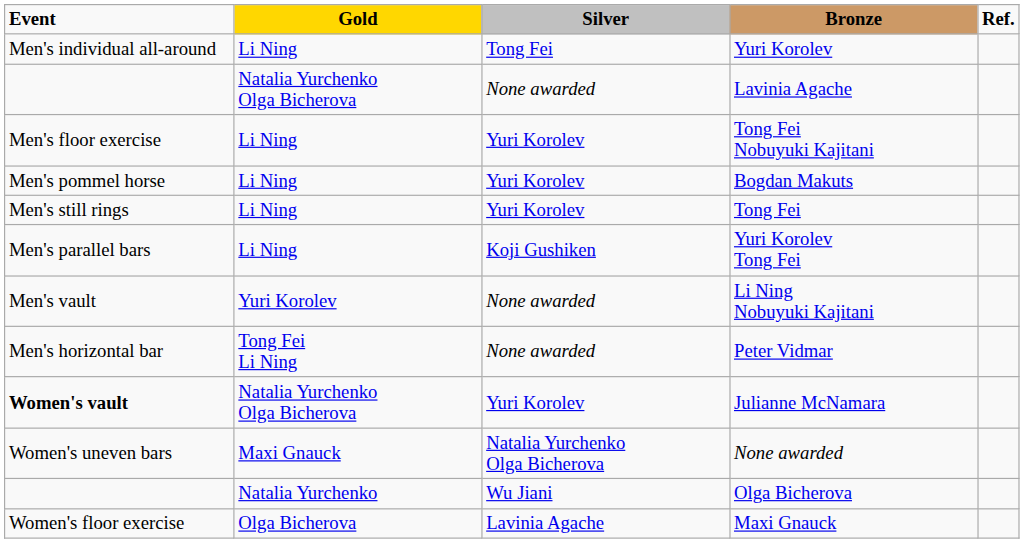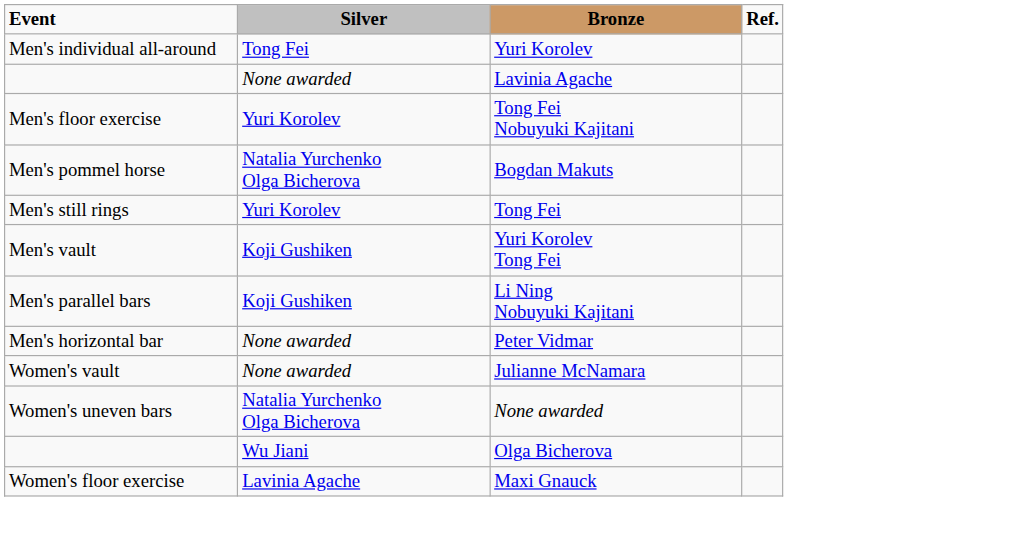- column: (358, 19)
(535, 180) Yuri Korolev -> (312, 169) Natalia Yurchenko Olga Bicherova
(80, 250) Men's parallel bars -> (52, 250) Men's vault
(52, 300) Men's vault -> (80, 300) Men's parallel bars
(541, 300) None awarded -> (297, 300) Koji Gushiken
(68, 402) bold -> (64, 370) normal
(535, 402) Yuri Korolev -> (297, 370) None awarded
